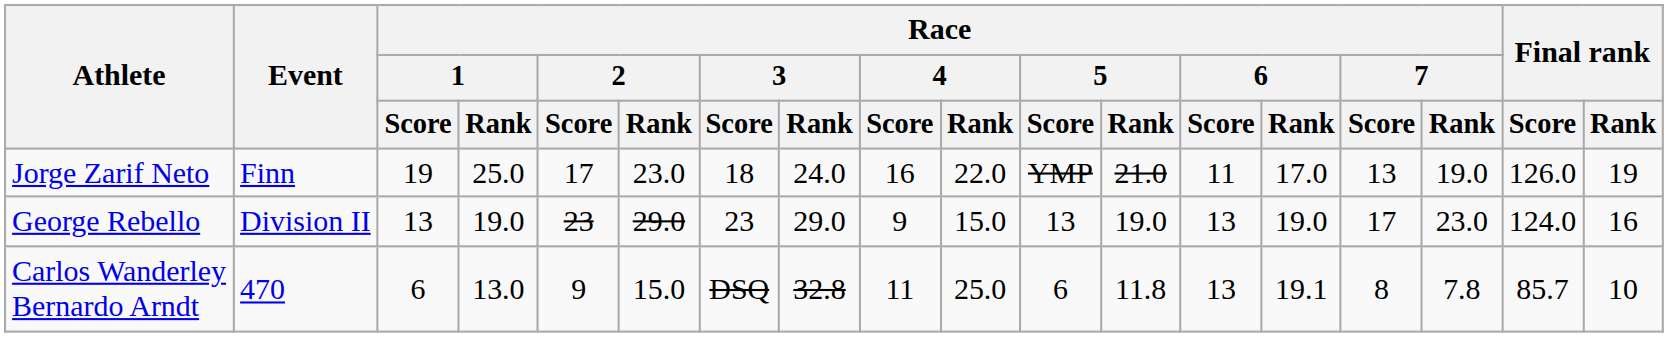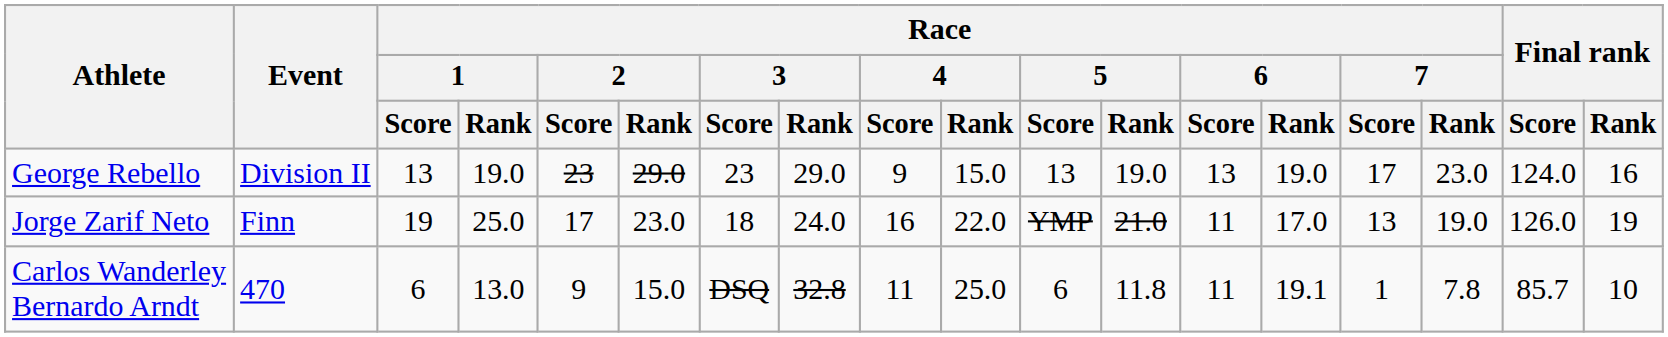rows swapped: (106, 221) <-> (111, 172)
(1221, 288) 13 -> (1221, 288) 11
(1382, 288) 8 -> (1382, 288) 1
